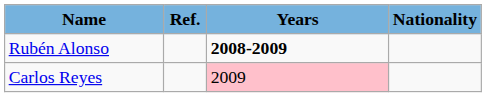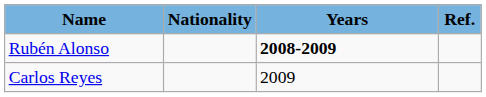columns swapped: (435, 19) <-> (185, 19)
(228, 77) pink background -> (278, 77) no background
